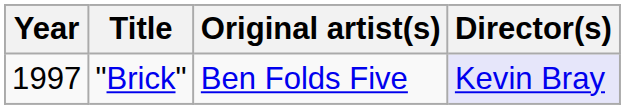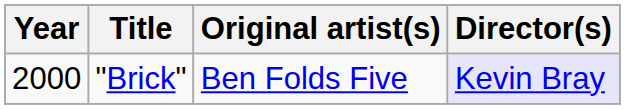(47, 78) 1997 -> (47, 78) 2000
